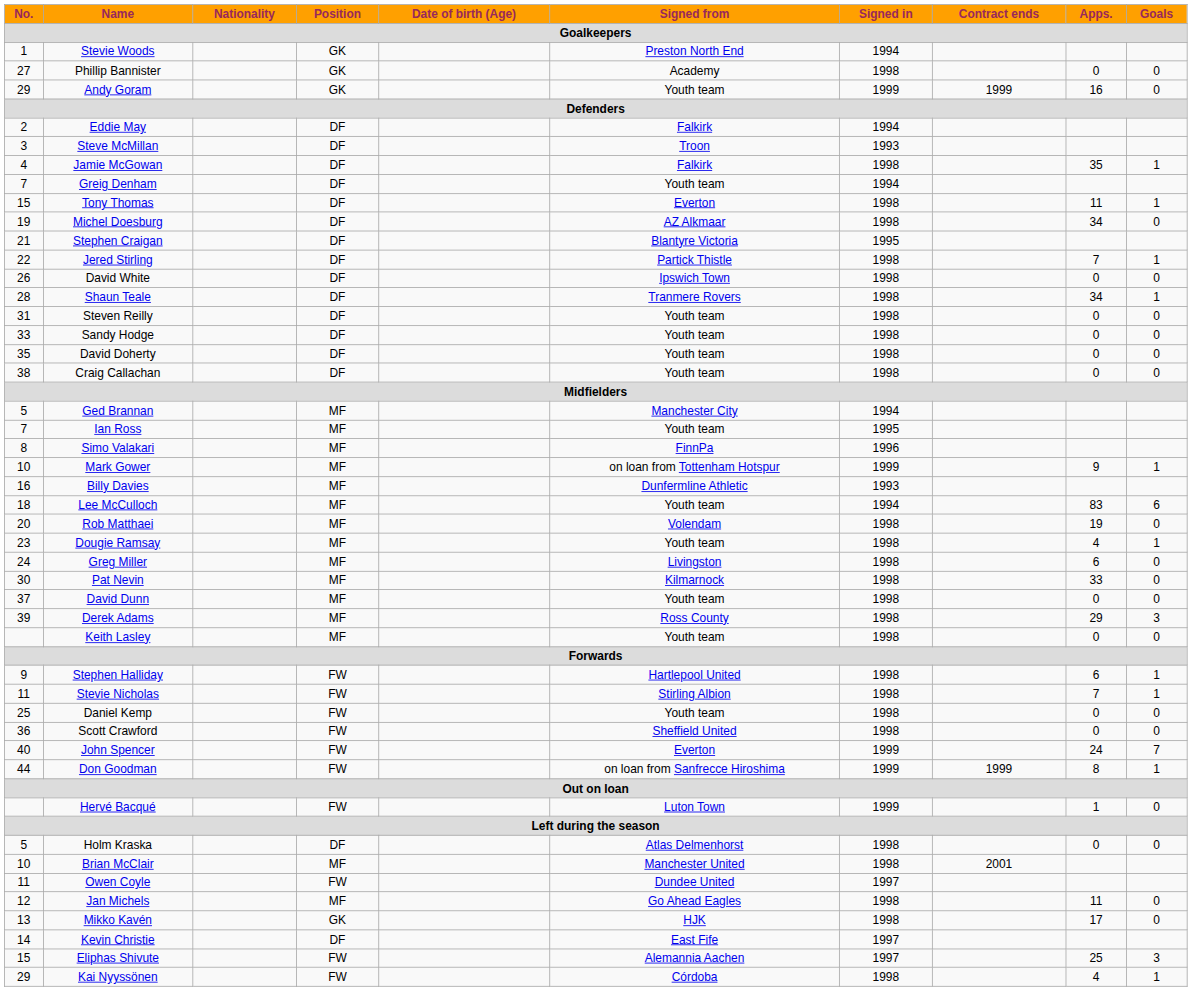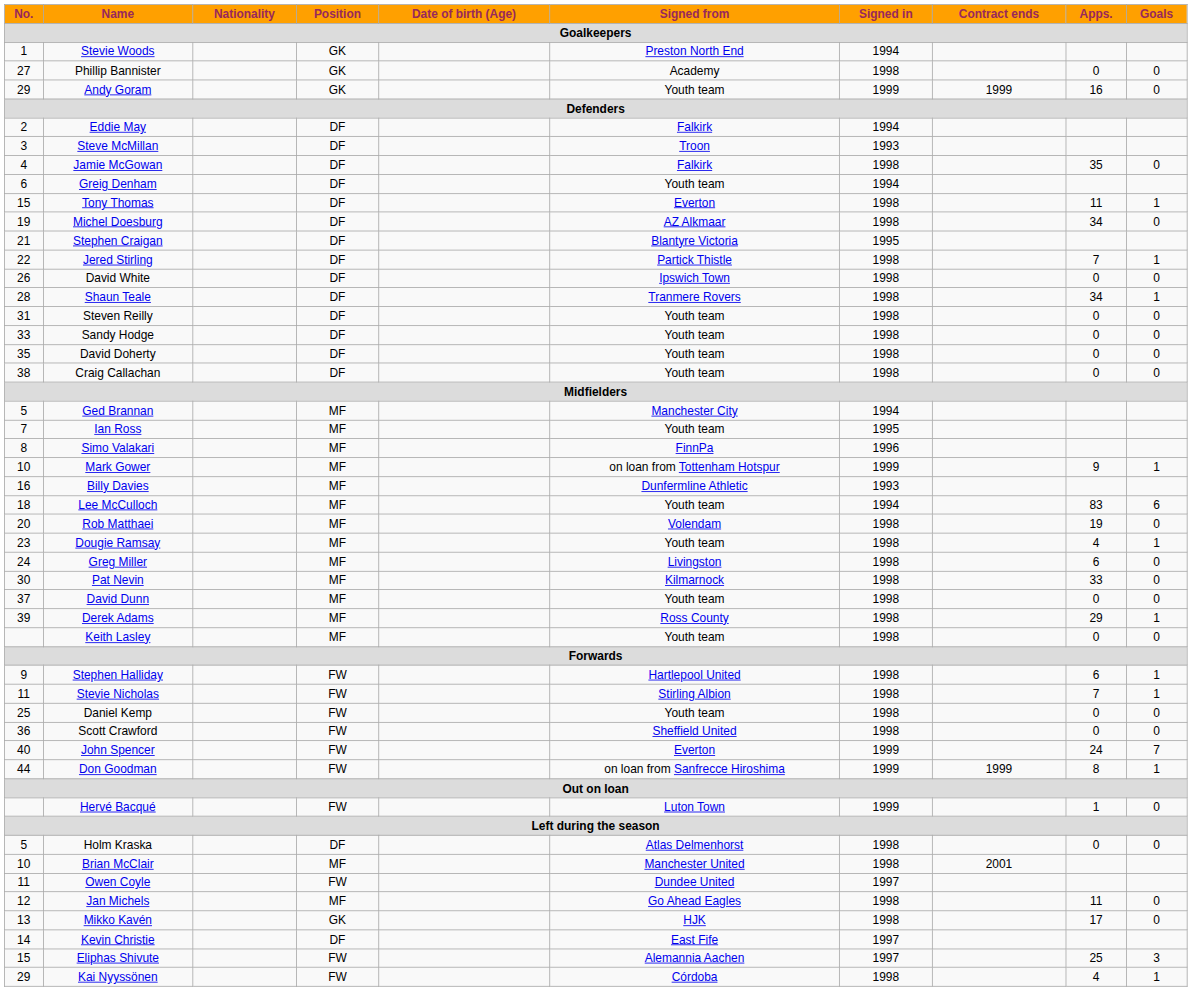(1157, 165) 1 -> (1157, 165) 0
(24, 184) 7 -> (24, 184) 6
(1157, 618) 3 -> (1157, 618) 1
